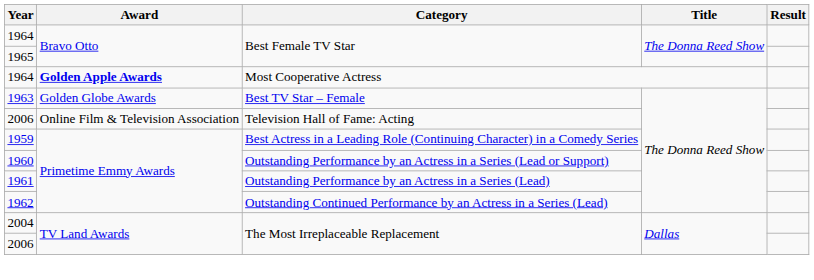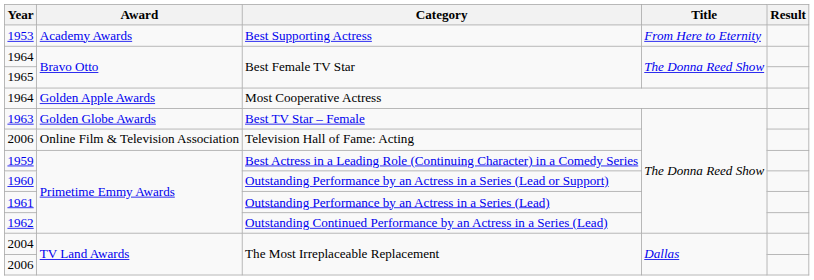+ row: (21, 35)
(101, 77) bold -> (97, 98) normal
